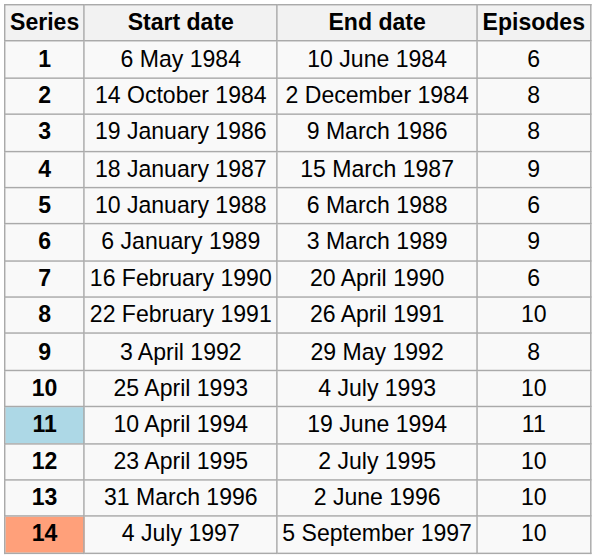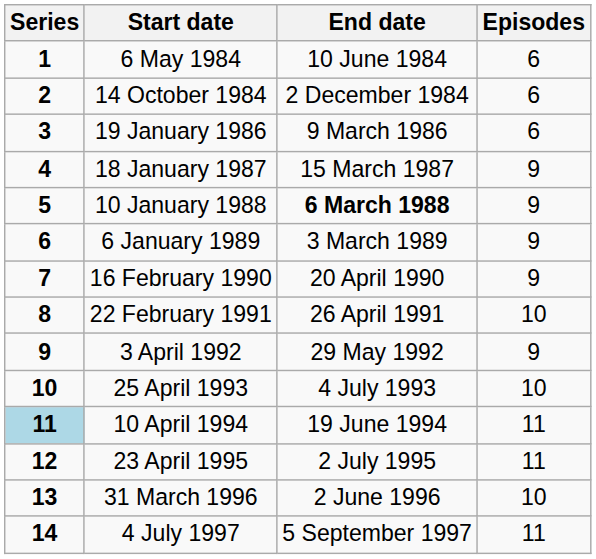(534, 95) 8 -> (534, 95) 6
(534, 132) 8 -> (534, 132) 6
(377, 205) normal -> (377, 205) bold
(534, 205) 6 -> (534, 205) 9
(534, 278) 6 -> (534, 278) 9
(534, 351) 8 -> (534, 351) 9
(534, 461) 10 -> (534, 461) 11
(45, 534) lightsalmon background -> (45, 534) no background
(534, 534) 10 -> (534, 534) 11
